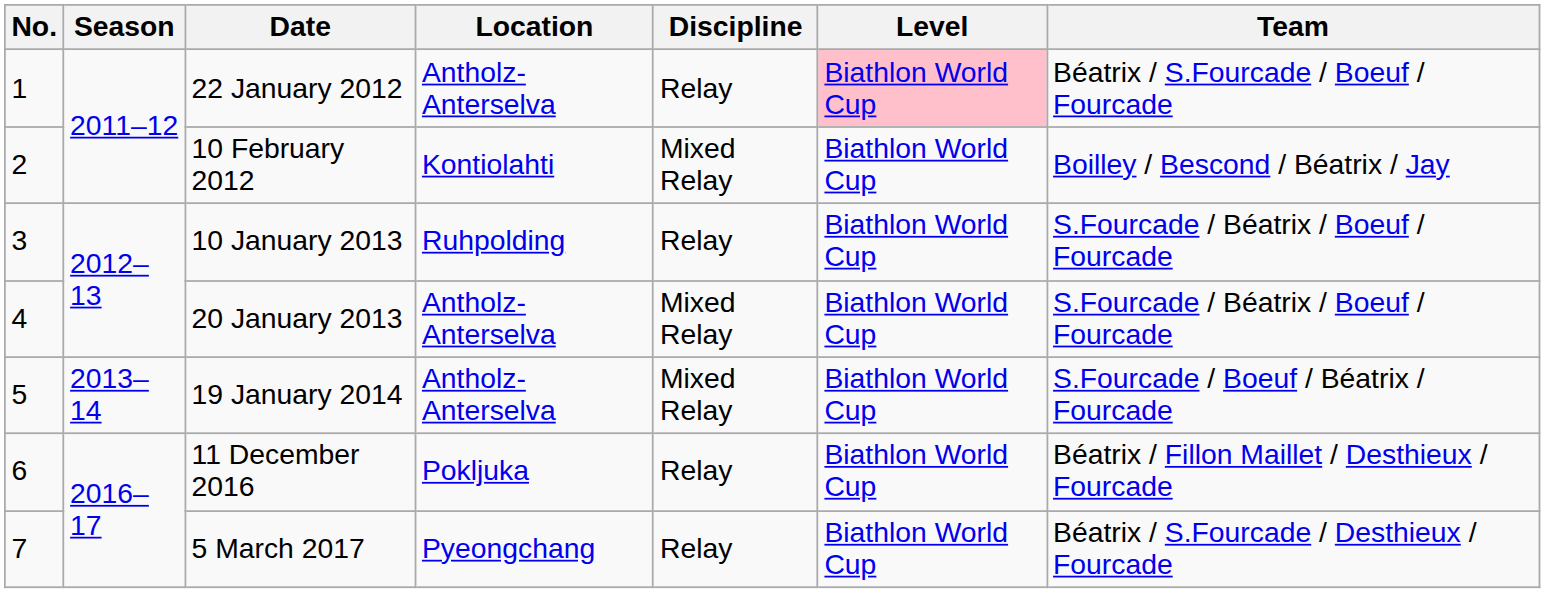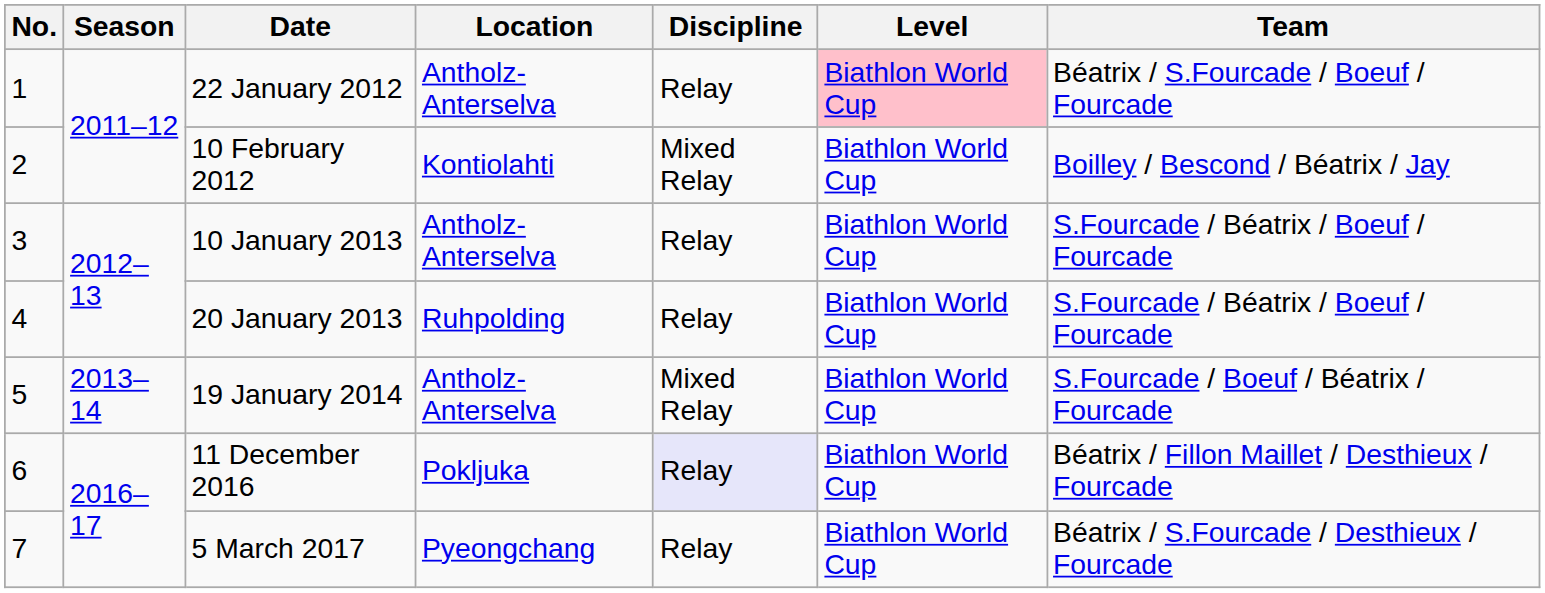(494, 241) Ruhpolding -> (489, 241) Antholz-Anterselva
(489, 318) Antholz-Anterselva -> (494, 318) Ruhpolding
(698, 318) Mixed Relay -> (696, 318) Relay
(696, 471) no background -> (696, 471) lavender background
